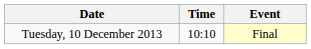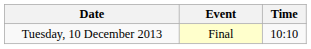columns swapped: (202, 14) <-> (265, 14)
